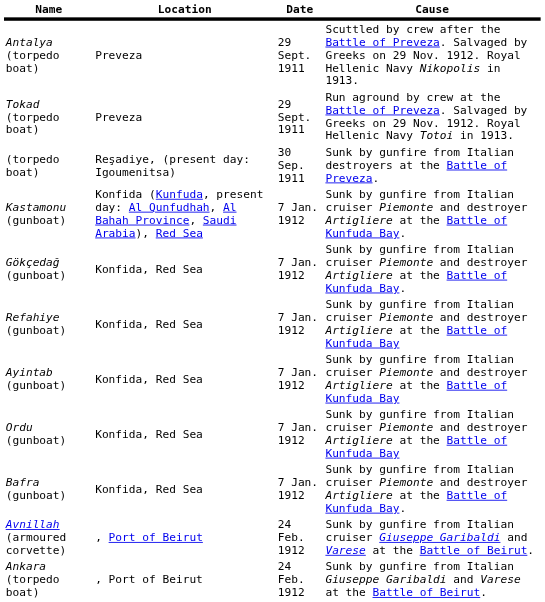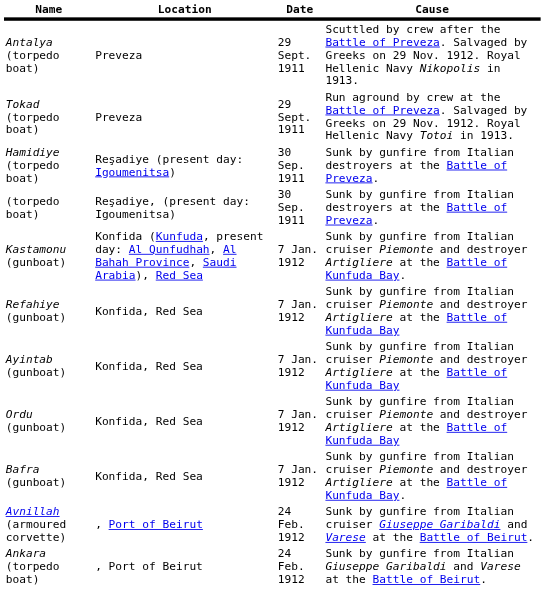+ row: (33, 165)
- row: (36, 268)
